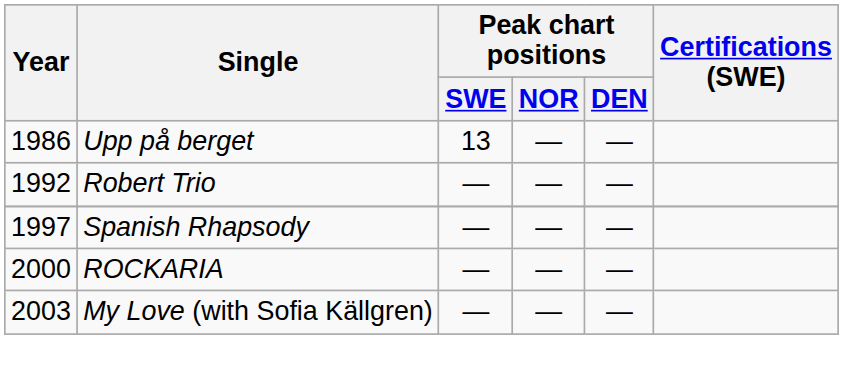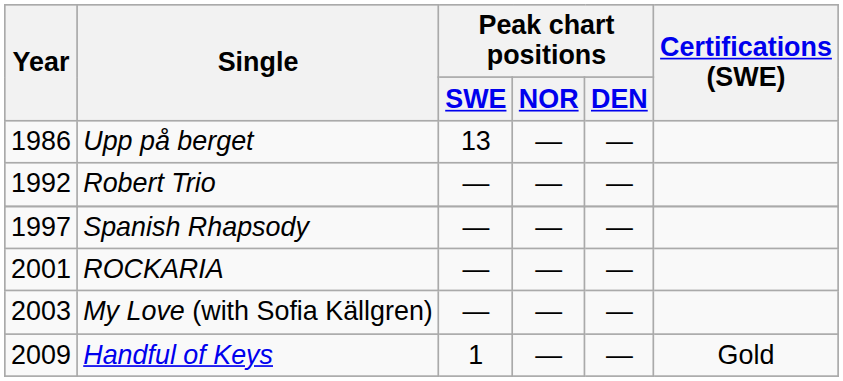(41, 269) 2000 -> (41, 269) 2001
+ row: (178, 354)
